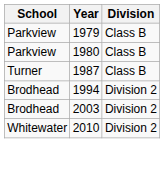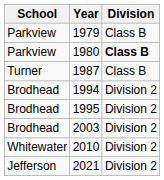(126, 52) normal -> (127, 52) bold
+ row: (86, 109)
+ row: (86, 166)
